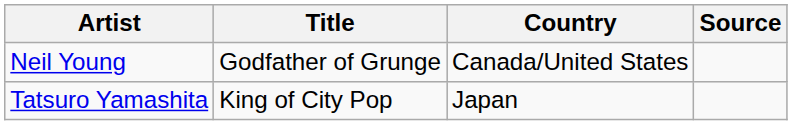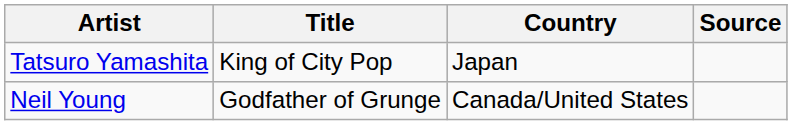rows swapped: (109, 100) <-> (68, 61)
